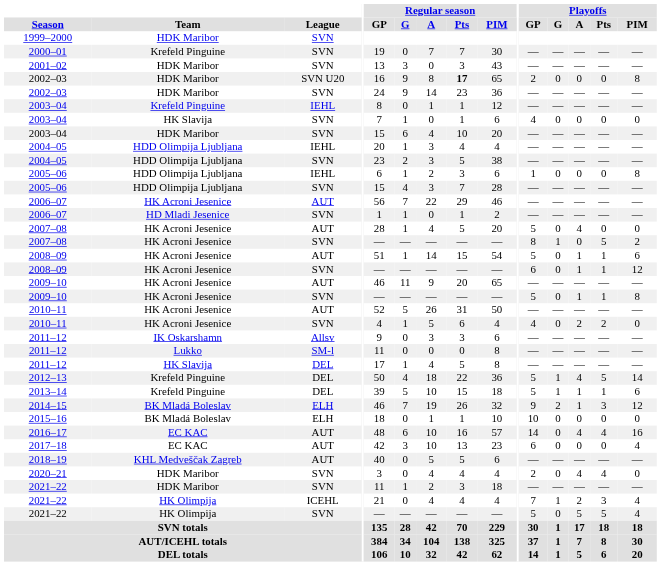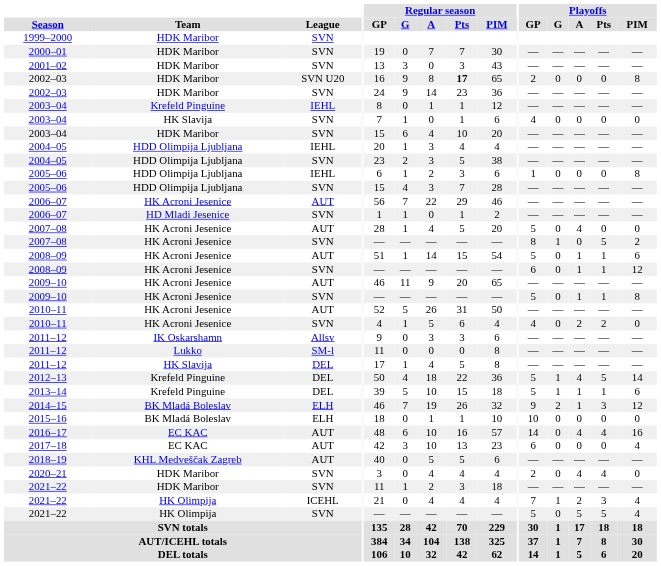(188, 51) Krefeld Pinguine -> (188, 51) HDK Maribor
